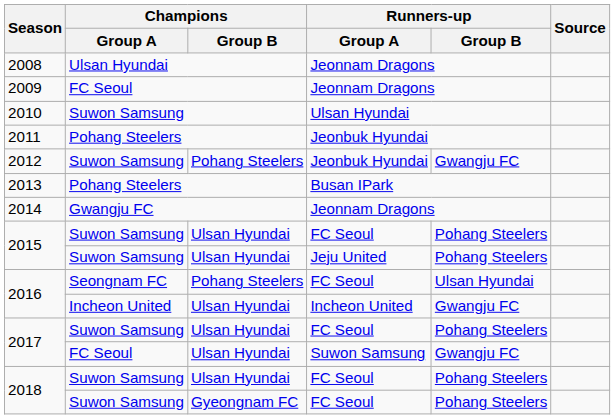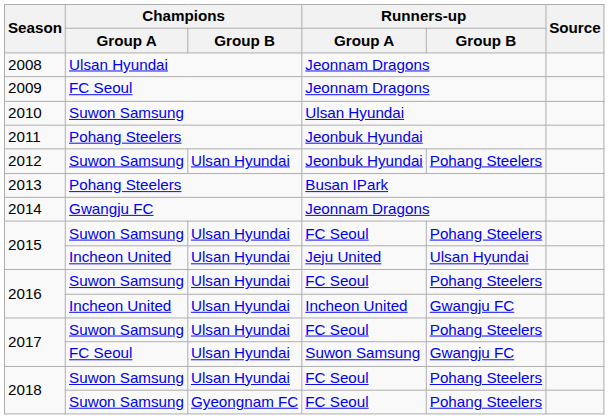(247, 161) Pohang Steelers -> (240, 161) Ulsan Hyundai
(477, 161) Gwangju FC -> (486, 161) Pohang Steelers
(127, 257) Suwon Samsung -> (120, 257) Incheon United
(491, 257) Pohang Steelers -> (479, 257) Ulsan Hyundai
(118, 281) Seongnam FC -> (127, 281) Suwon Samsung
(247, 281) Pohang Steelers -> (240, 281) Ulsan Hyundai
(484, 281) Ulsan Hyundai -> (486, 281) Pohang Steelers
